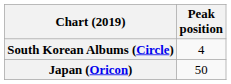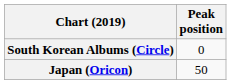(201, 49) 4 -> (201, 49) 0
